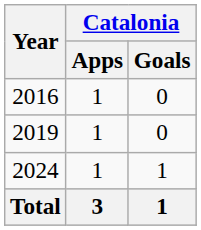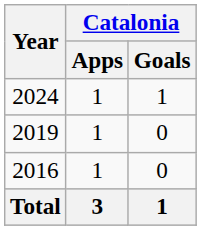rows swapped: (35, 96) <-> (35, 170)
